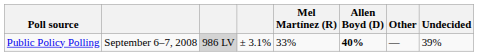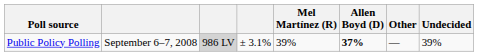(286, 42) 33% -> (286, 42) 39%
(353, 42) 40% -> (353, 42) 37%
